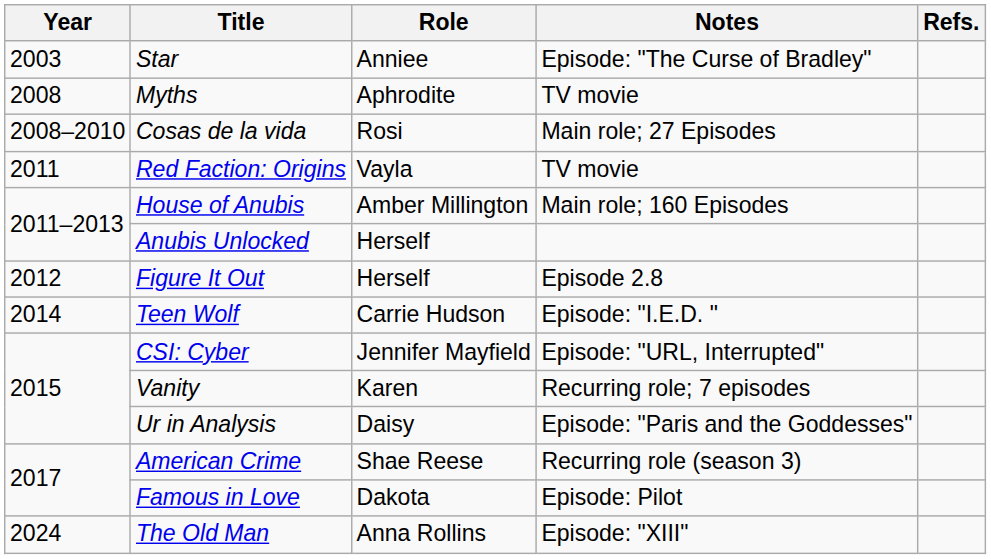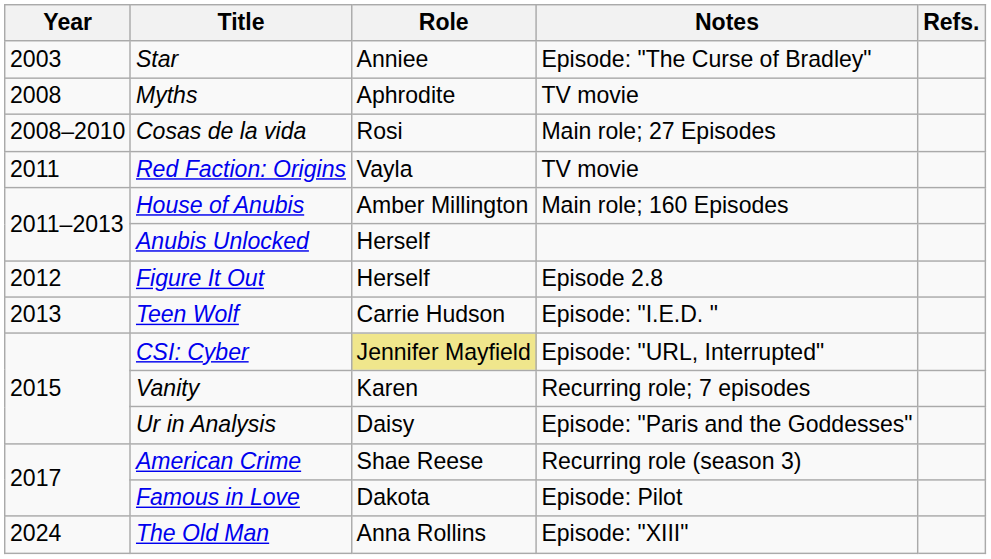(36, 315) 2014 -> (36, 315) 2013
(444, 351) no background -> (444, 351) khaki background
